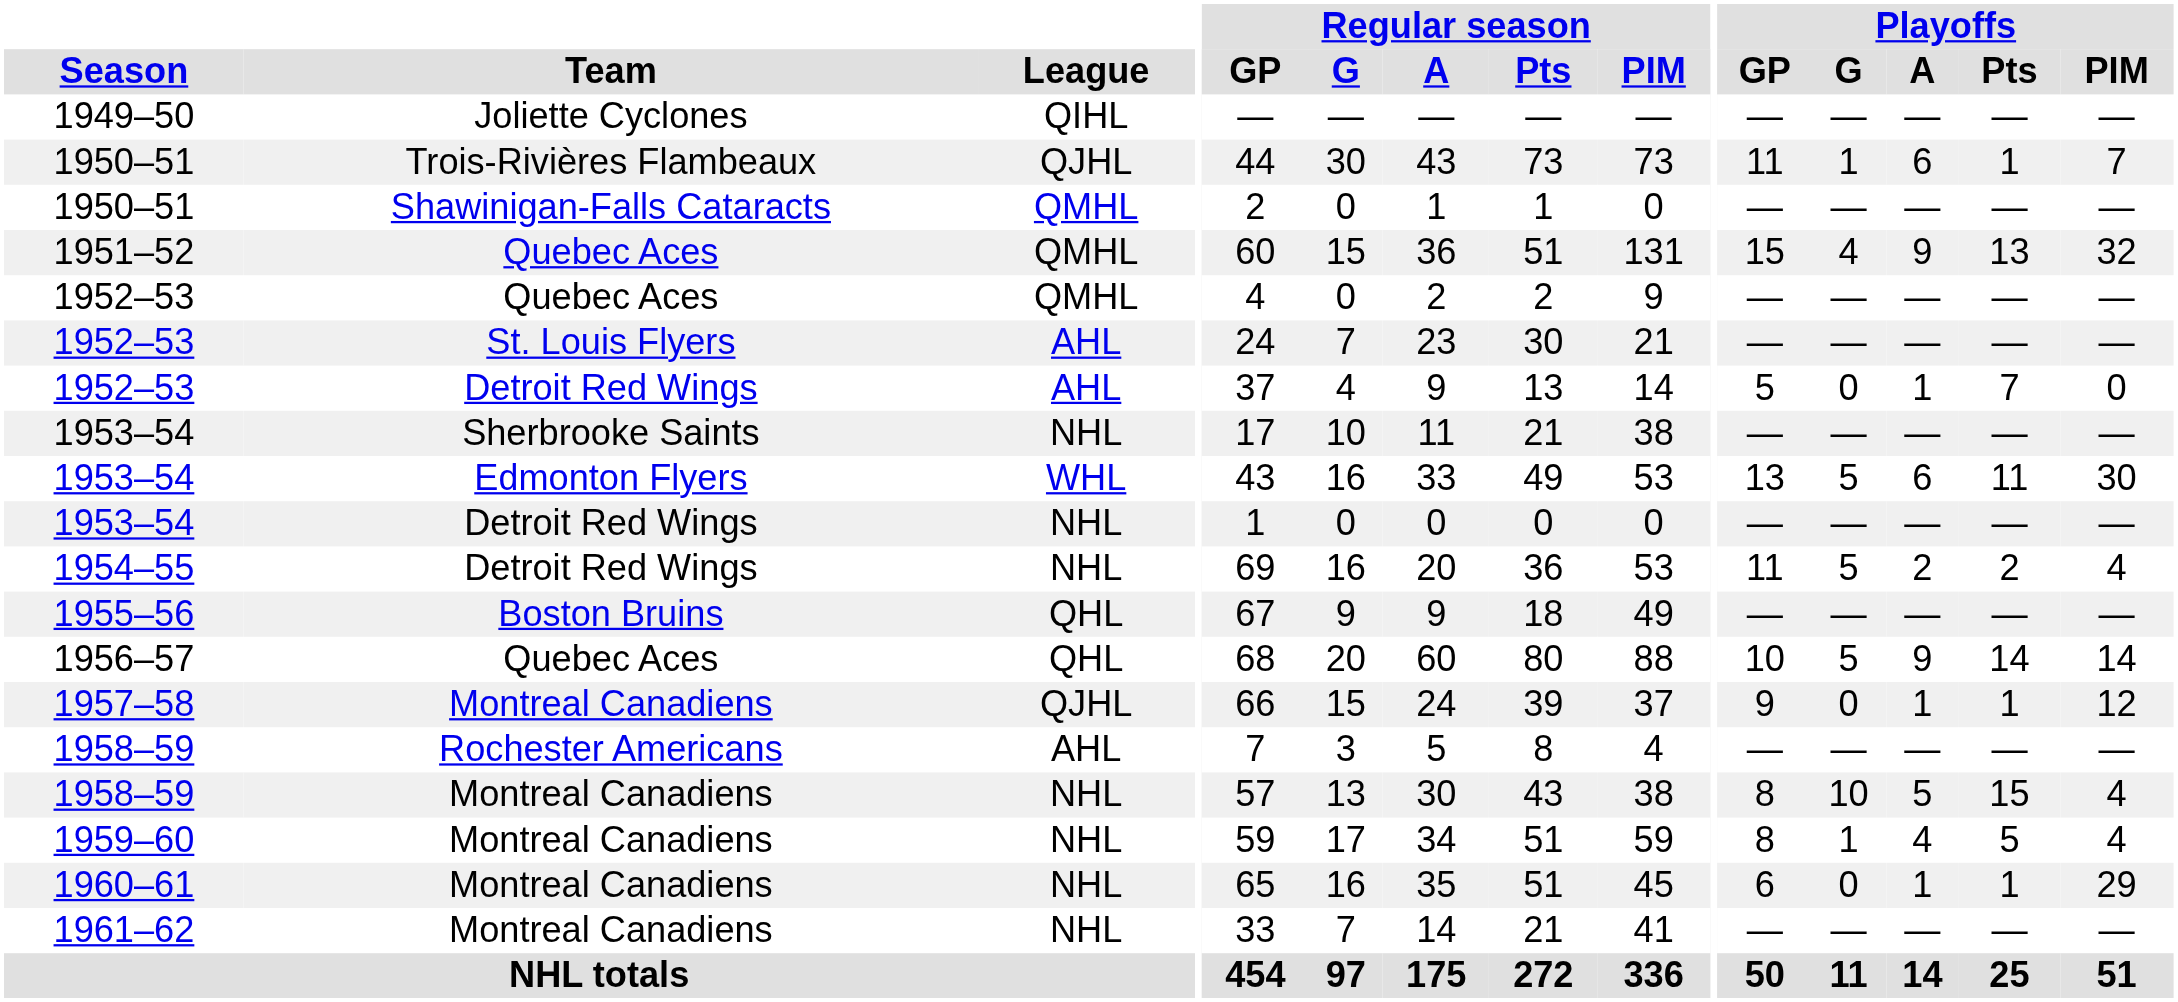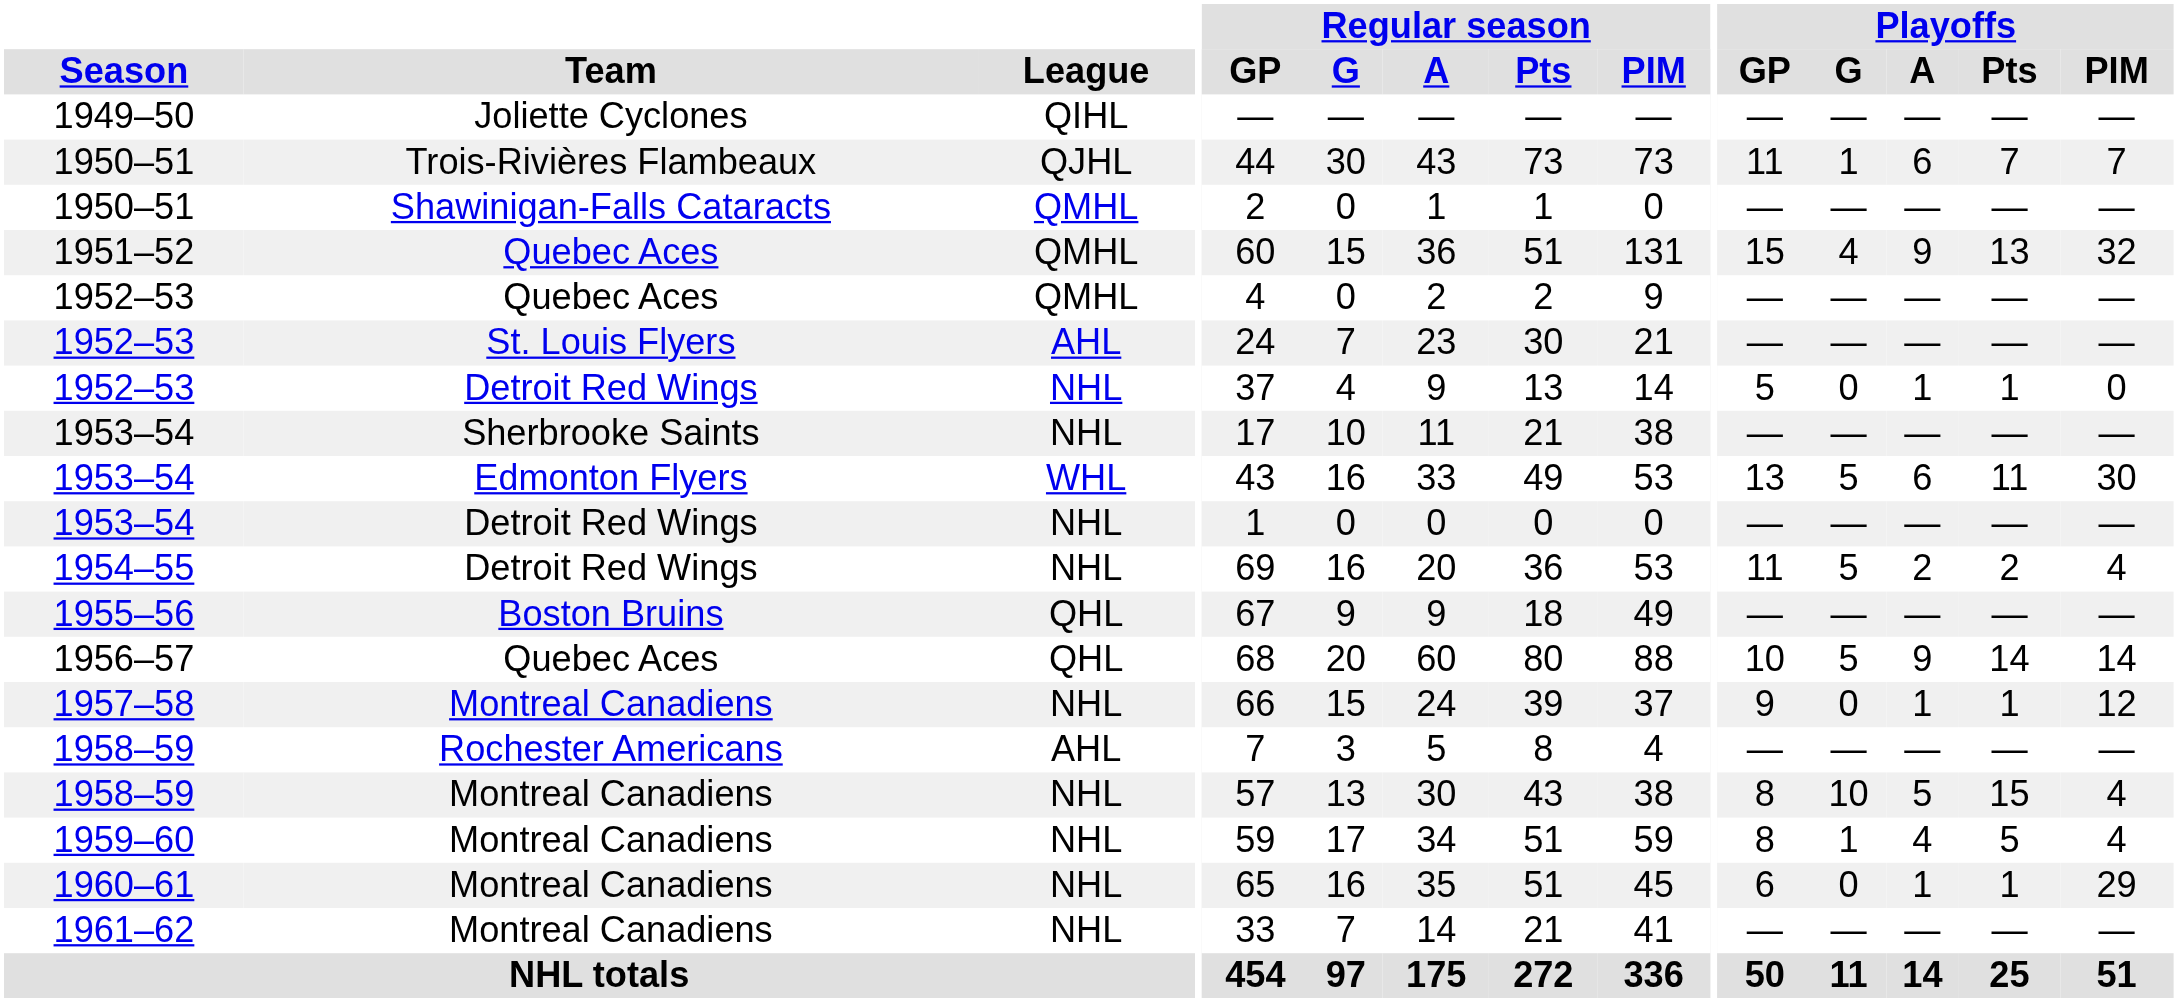(2010, 161) 1 -> (2010, 161) 7
(1086, 387) AHL -> (1086, 387) NHL
(2010, 387) 7 -> (2010, 387) 1
(1086, 703) QJHL -> (1086, 703) NHL
